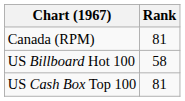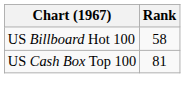- row: (51, 38)
